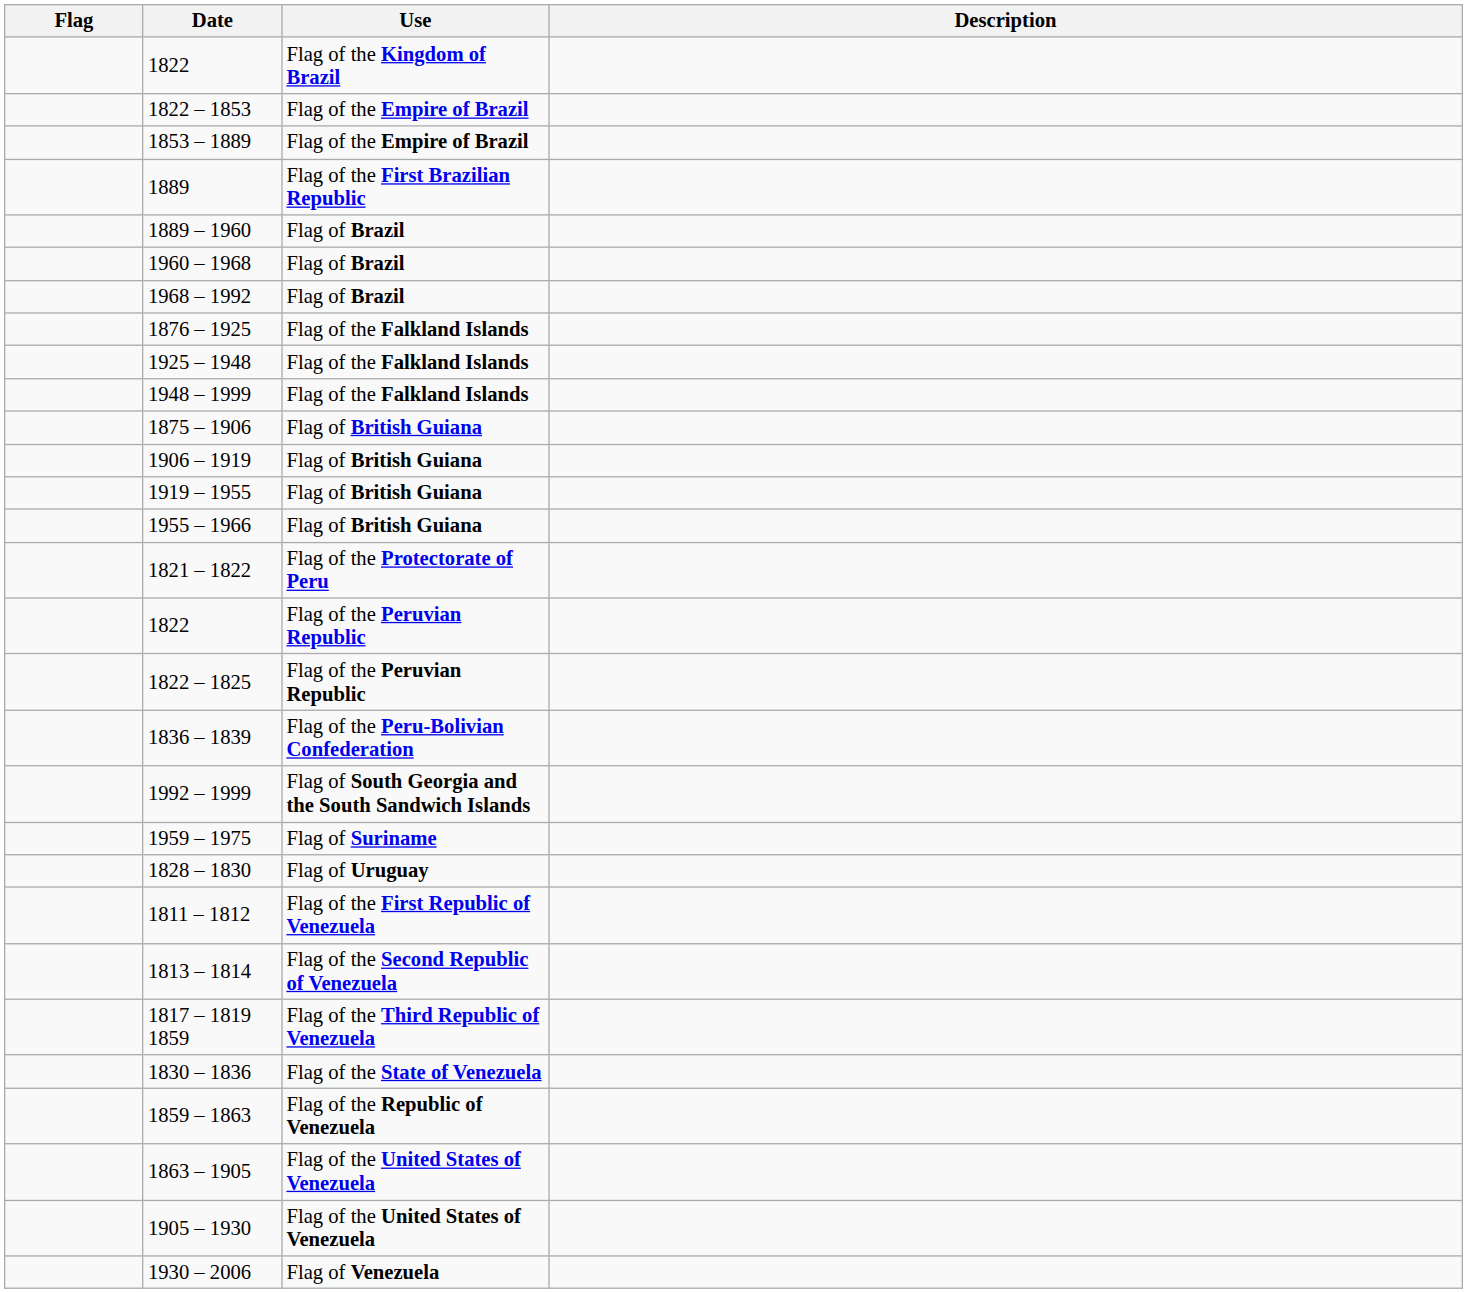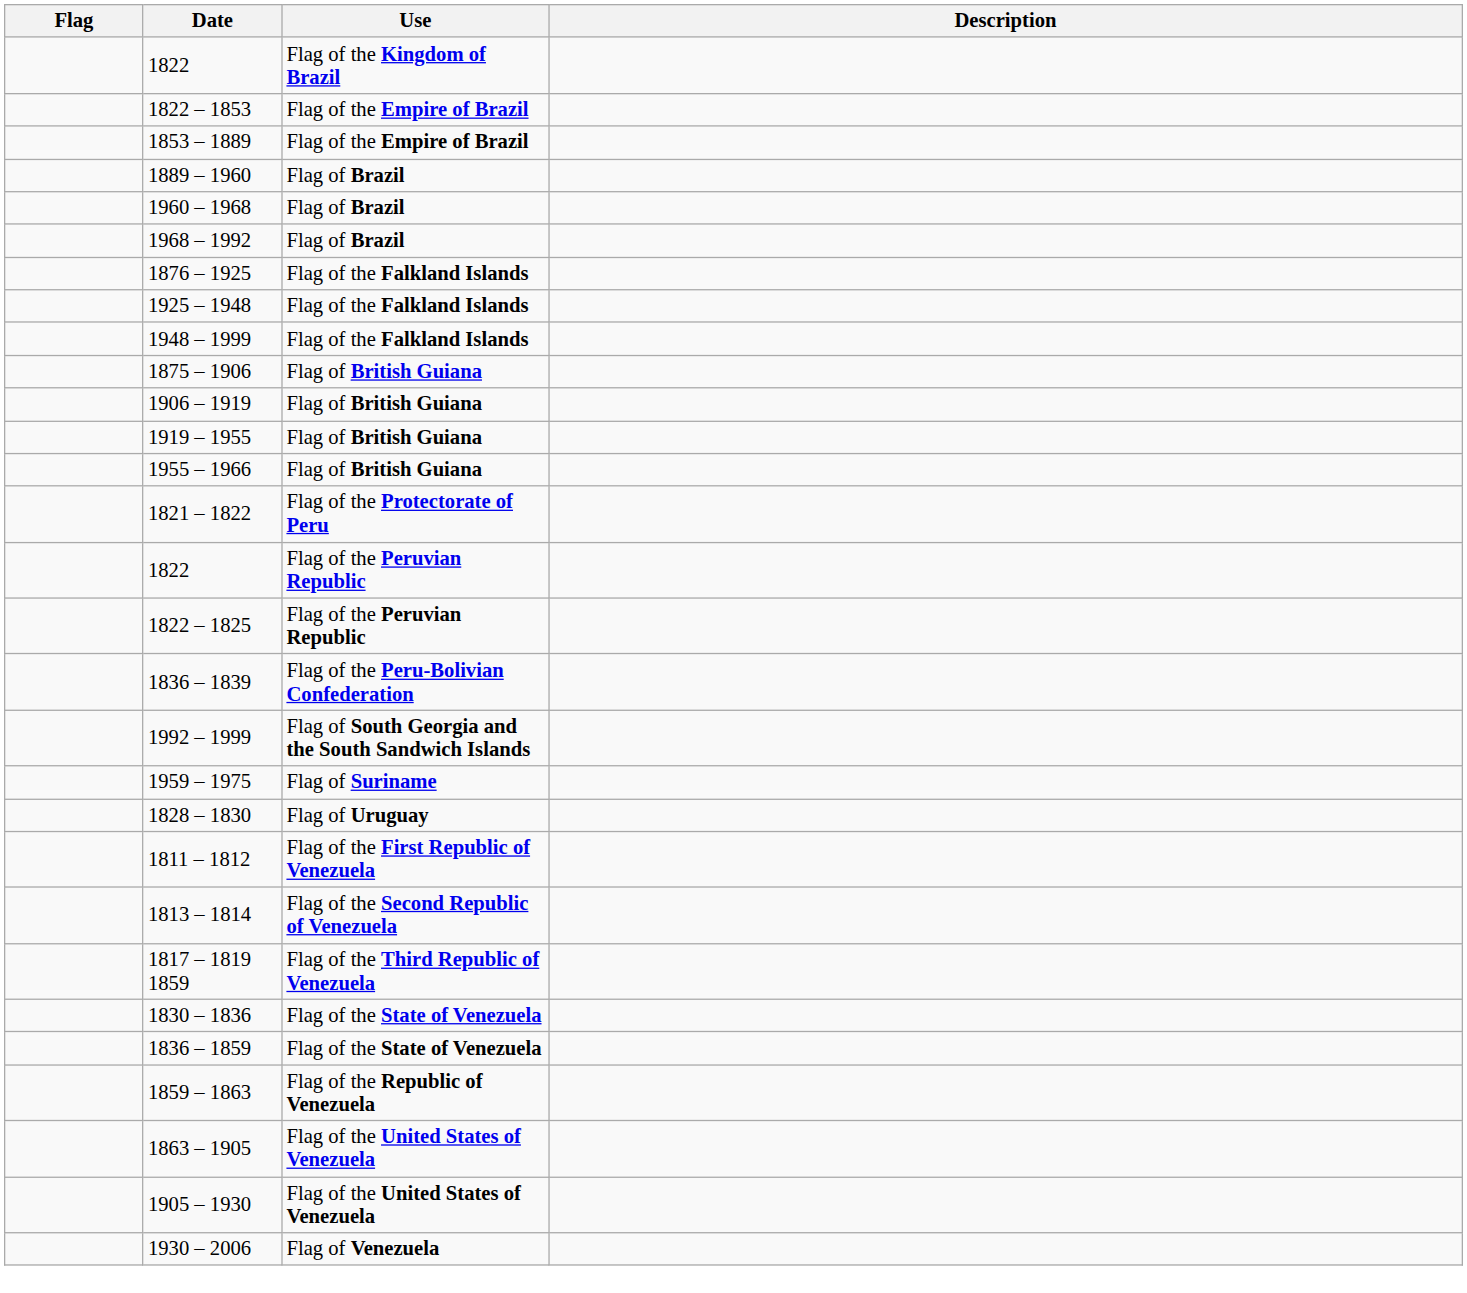- row: (169, 186)
+ row: (200, 1048)
